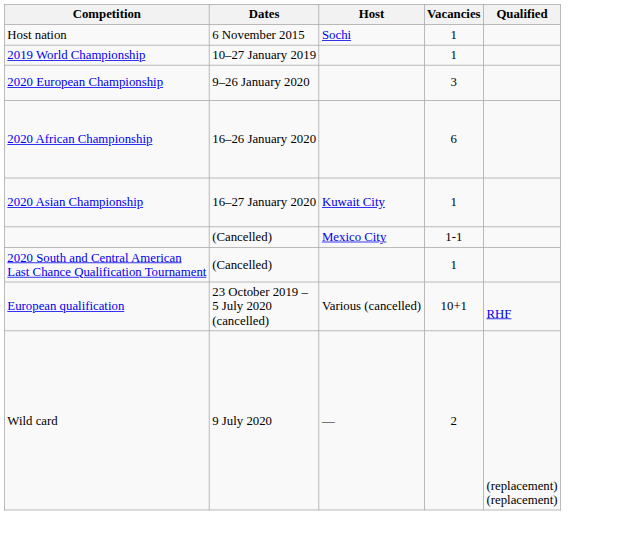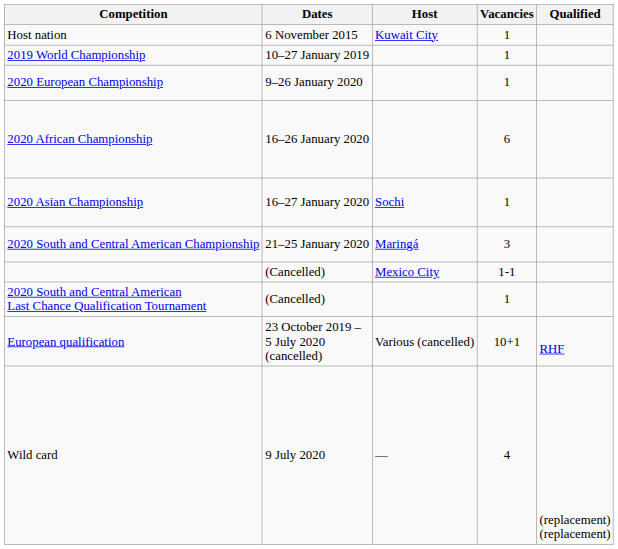(337, 34) Sochi -> (406, 34) Kuwait City
(454, 82) 3 -> (507, 82) 1
(353, 202) Kuwait City -> (390, 202) Sochi
+ row: (133, 244)
(454, 420) 2 -> (507, 455) 4
